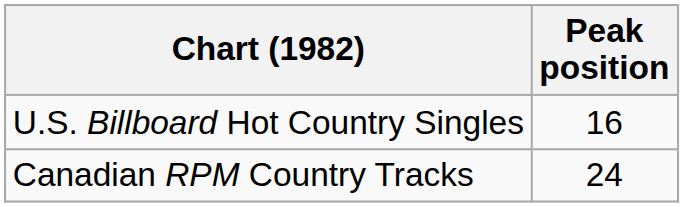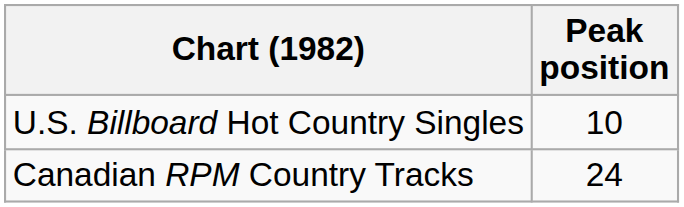(604, 121) 16 -> (604, 121) 10
